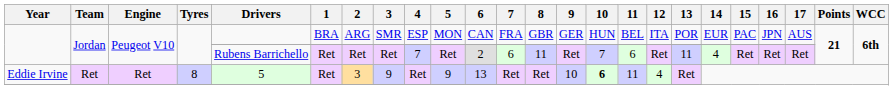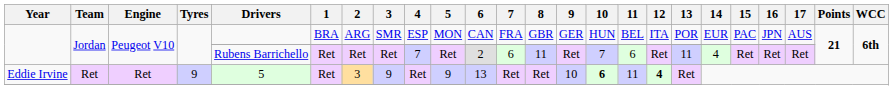(194, 74) 8 -> (194, 74) 9
(659, 74) normal -> (659, 74) bold
